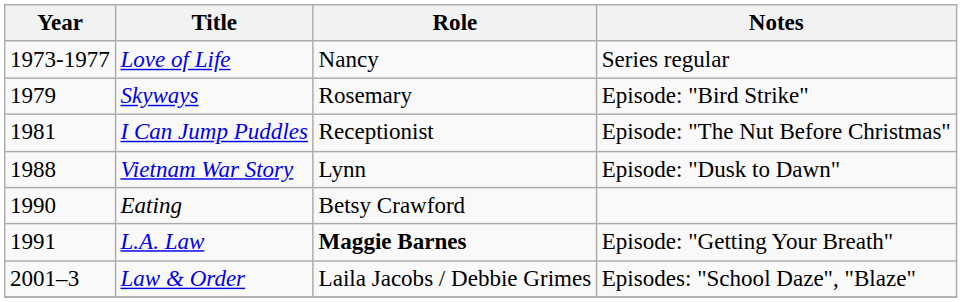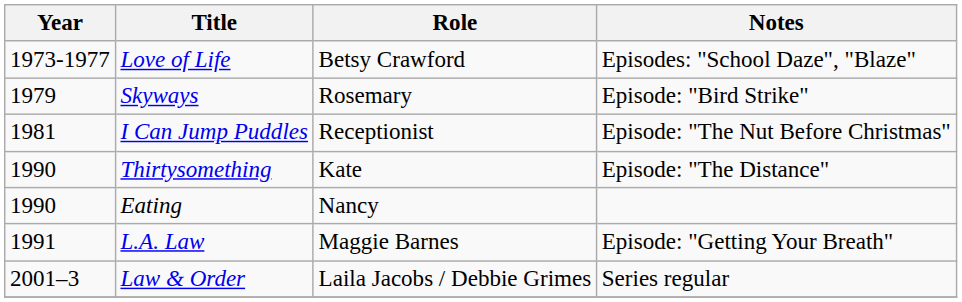(349, 59) Nancy -> (392, 59) Betsy Crawford
(665, 59) Series regular -> (759, 59) Episodes: "School Daze", "Blaze"
- row: (207, 168)
+ row: (196, 168)
(392, 205) Betsy Crawford -> (349, 205) Nancy
(393, 242) bold -> (389, 242) normal
(759, 278) Episodes: "School Daze", "Blaze" -> (665, 278) Series regular
